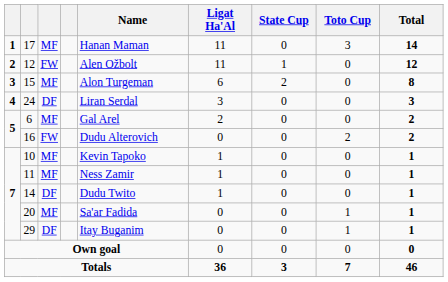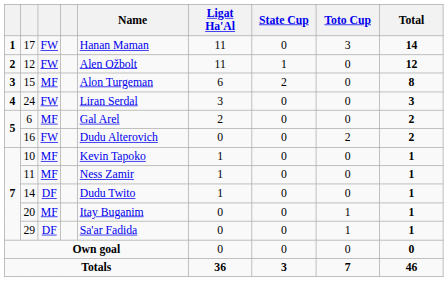(49, 45) MF -> (49, 45) FW
(49, 100) DF -> (49, 100) FW
(108, 212) Sa'ar Fadida -> (112, 212) Itay Buganim
(112, 230) Itay Buganim -> (108, 230) Sa'ar Fadida
